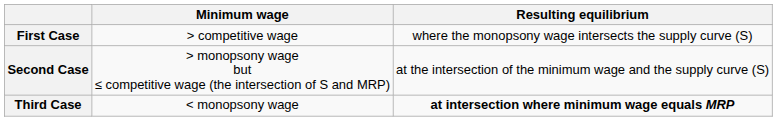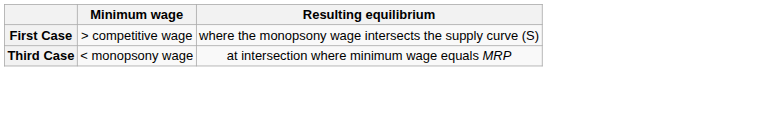- row: (48, 70)
(583, 105) bold -> (369, 55) normal
